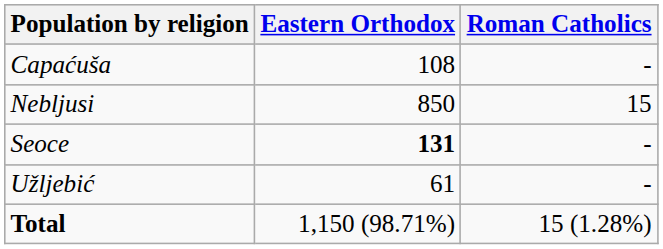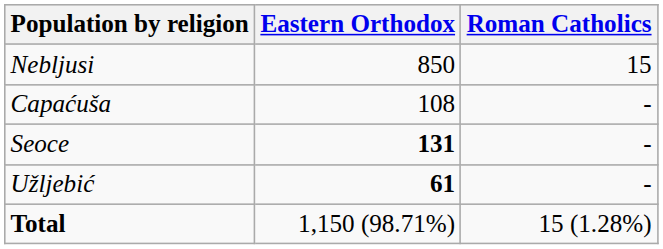rows swapped: (61, 64) <-> (52, 104)
(442, 183) normal -> (442, 183) bold
